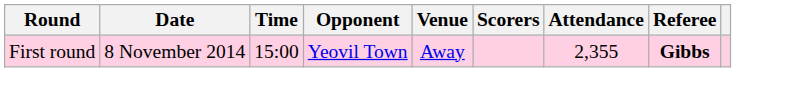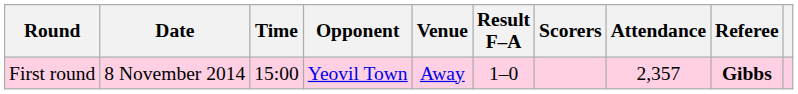+ column: (504, 30)
(596, 50) 2,355 -> (658, 72) 2,357
